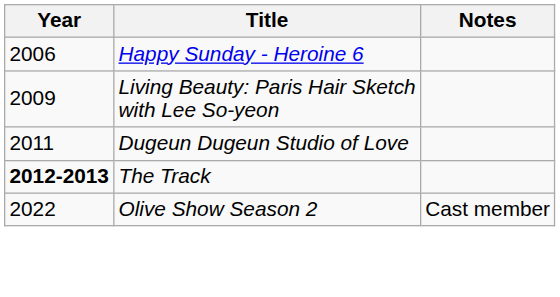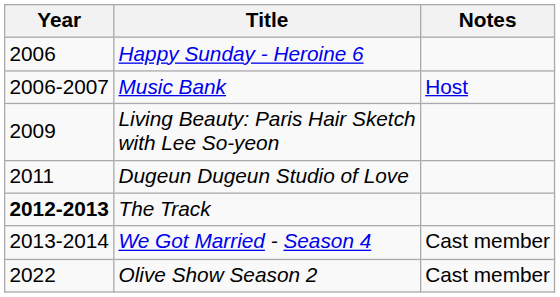+ row: (172, 86)
+ row: (245, 242)
